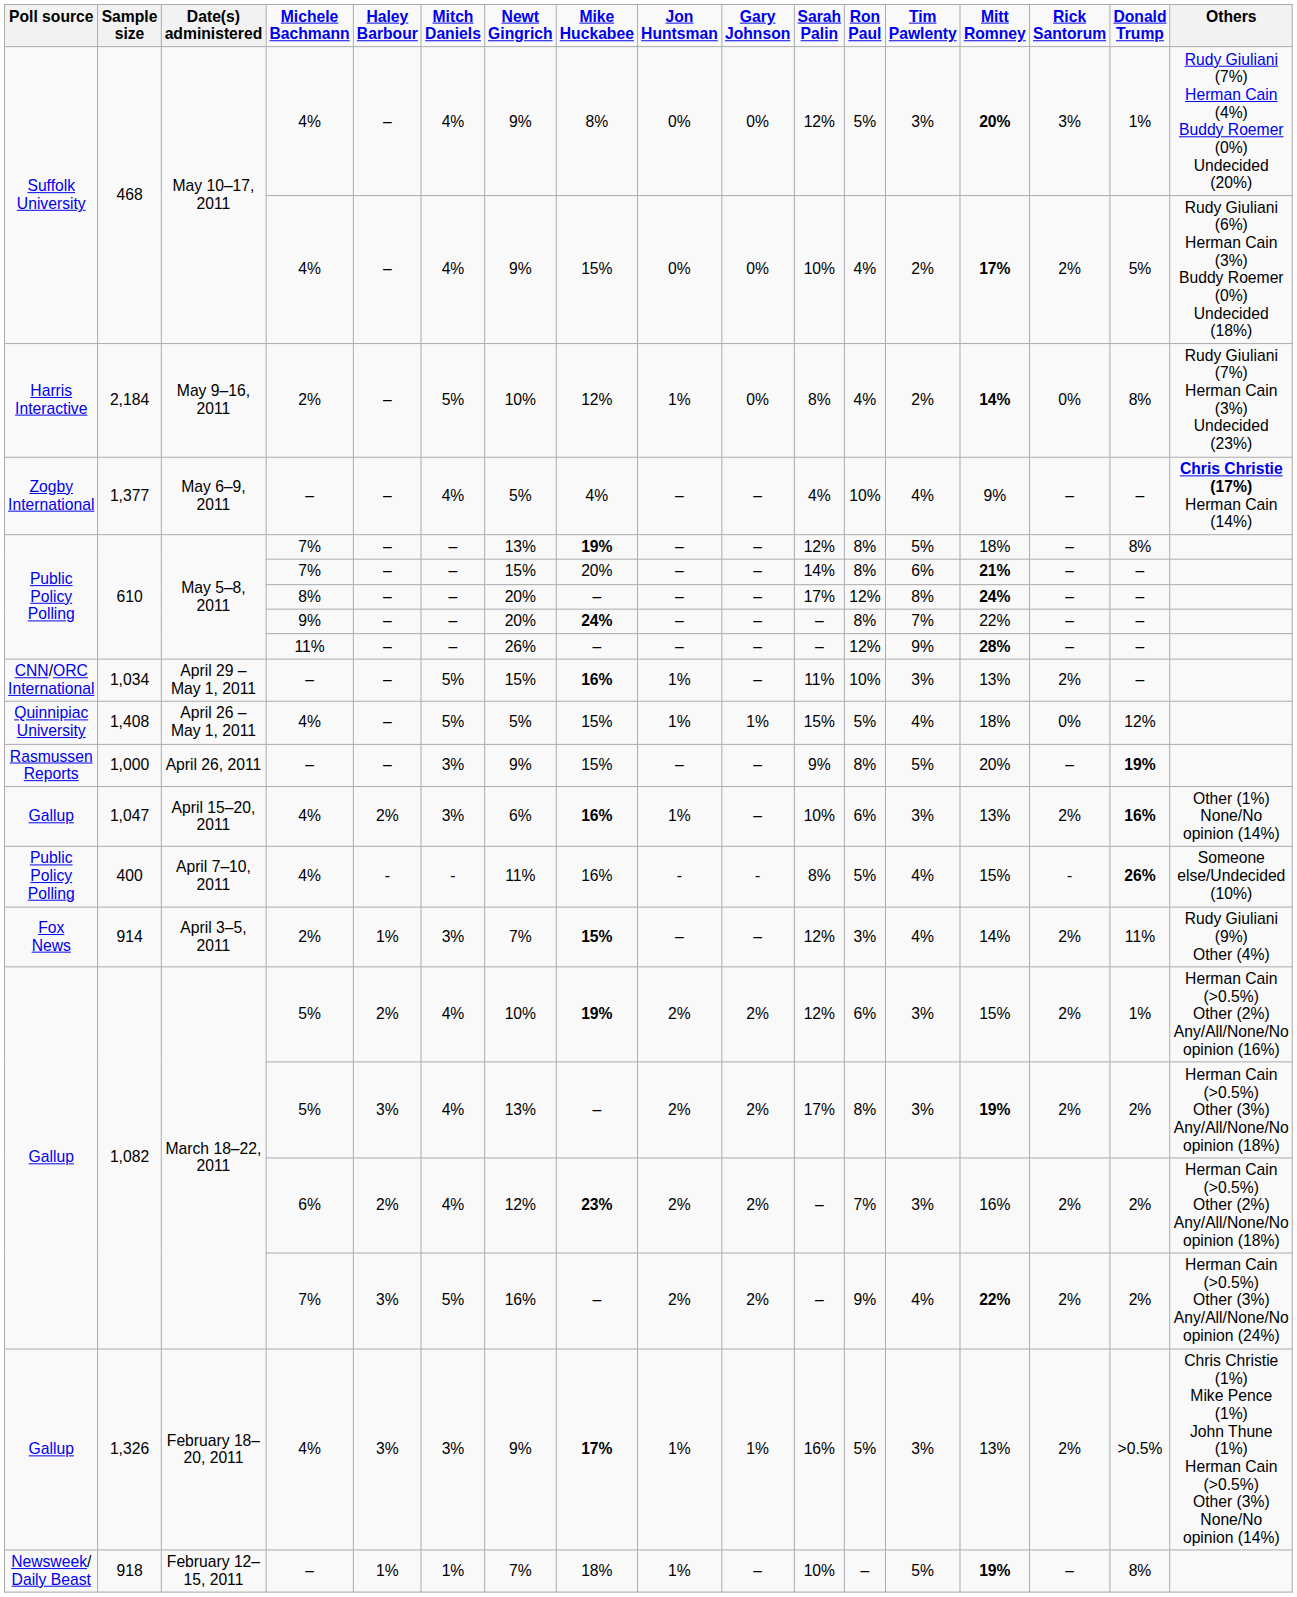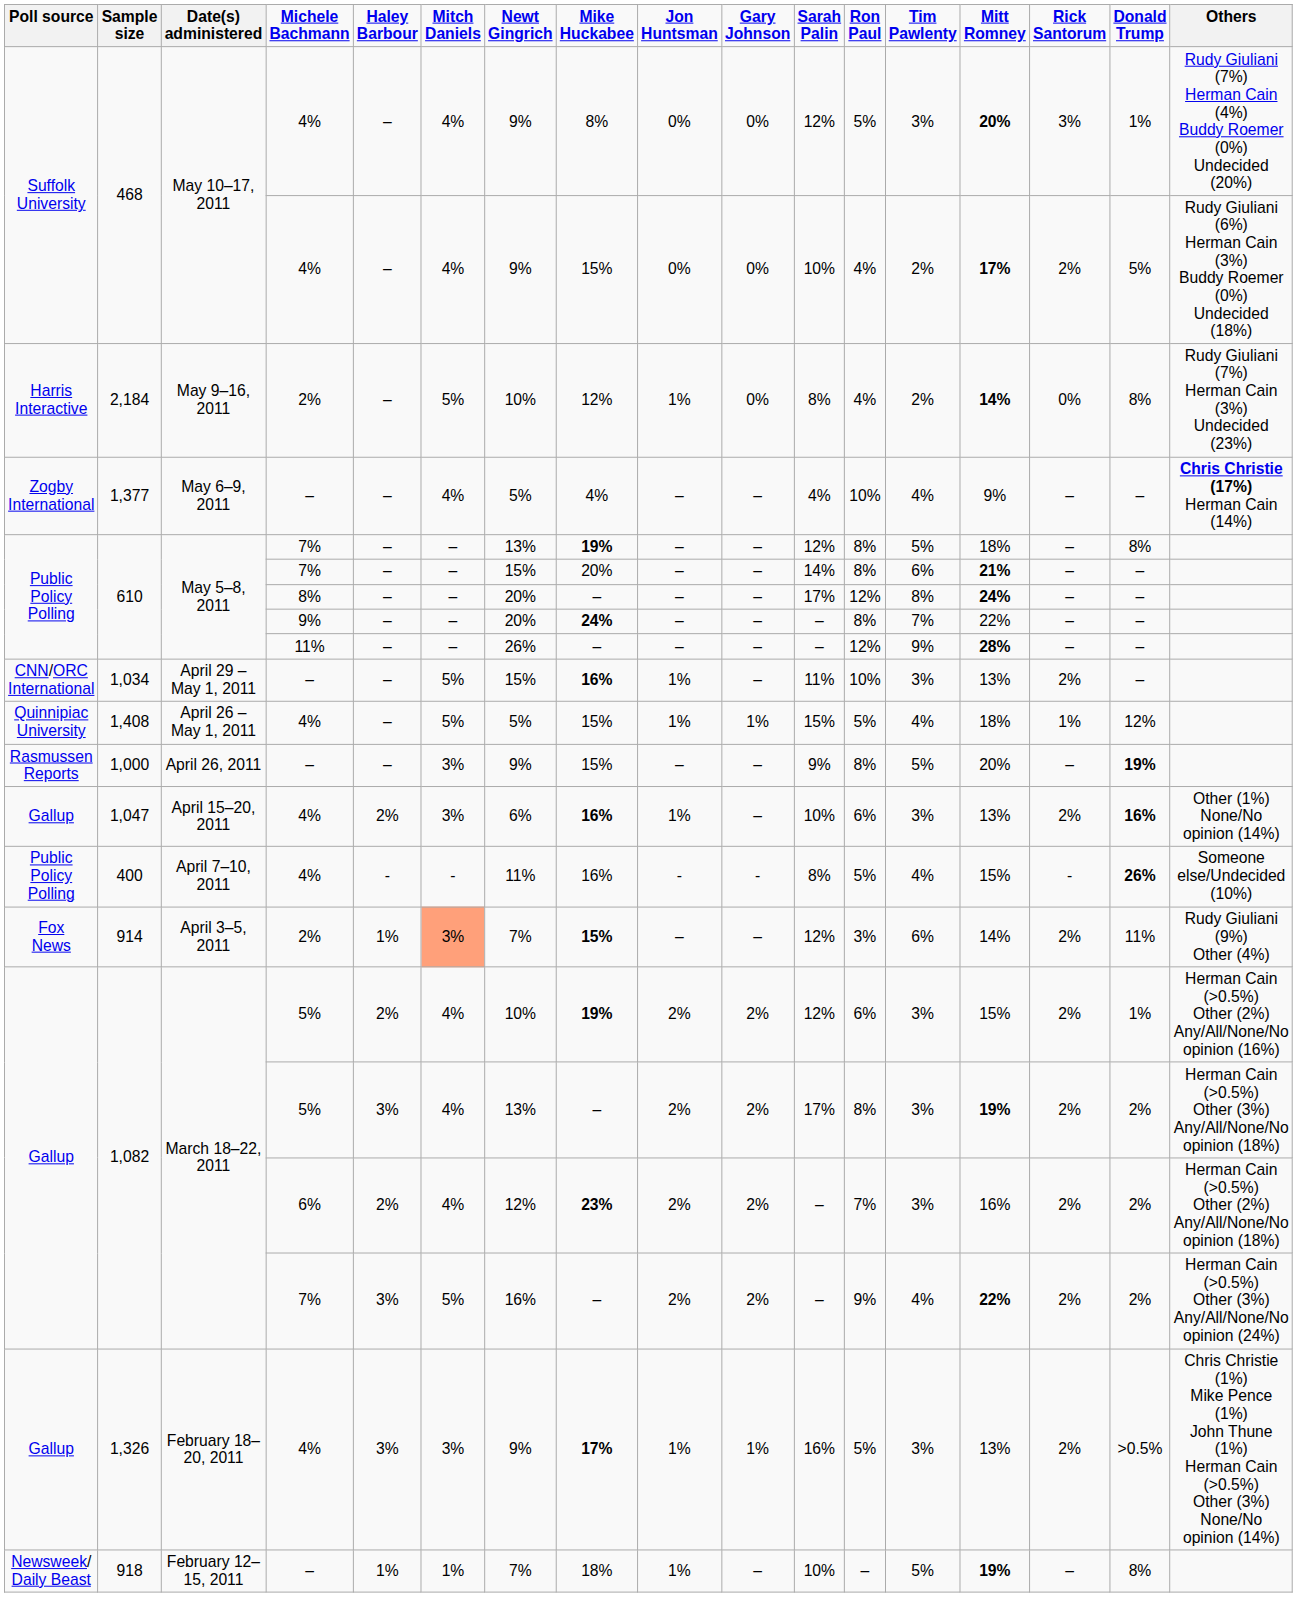(1070, 722) 0% -> (1070, 722) 1%
(453, 936) no background -> (453, 936) lightsalmon background
(923, 936) 4% -> (923, 936) 6%
